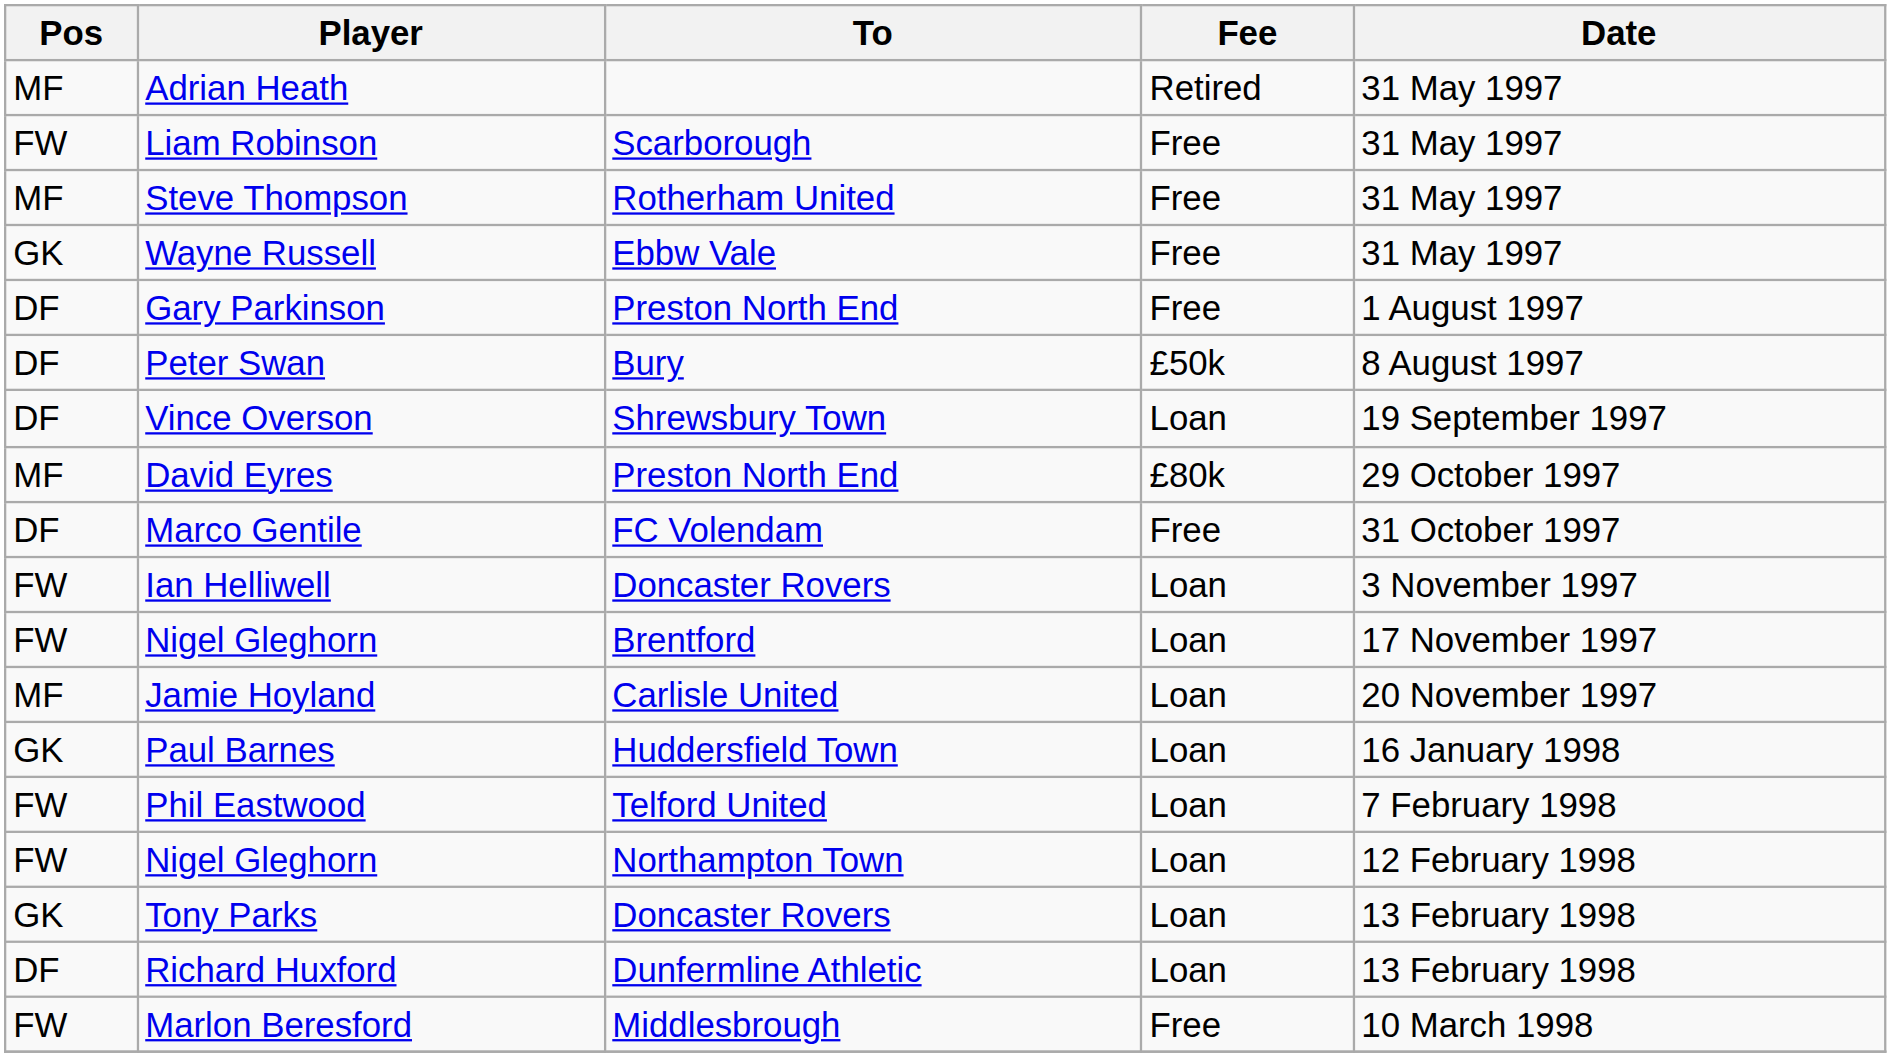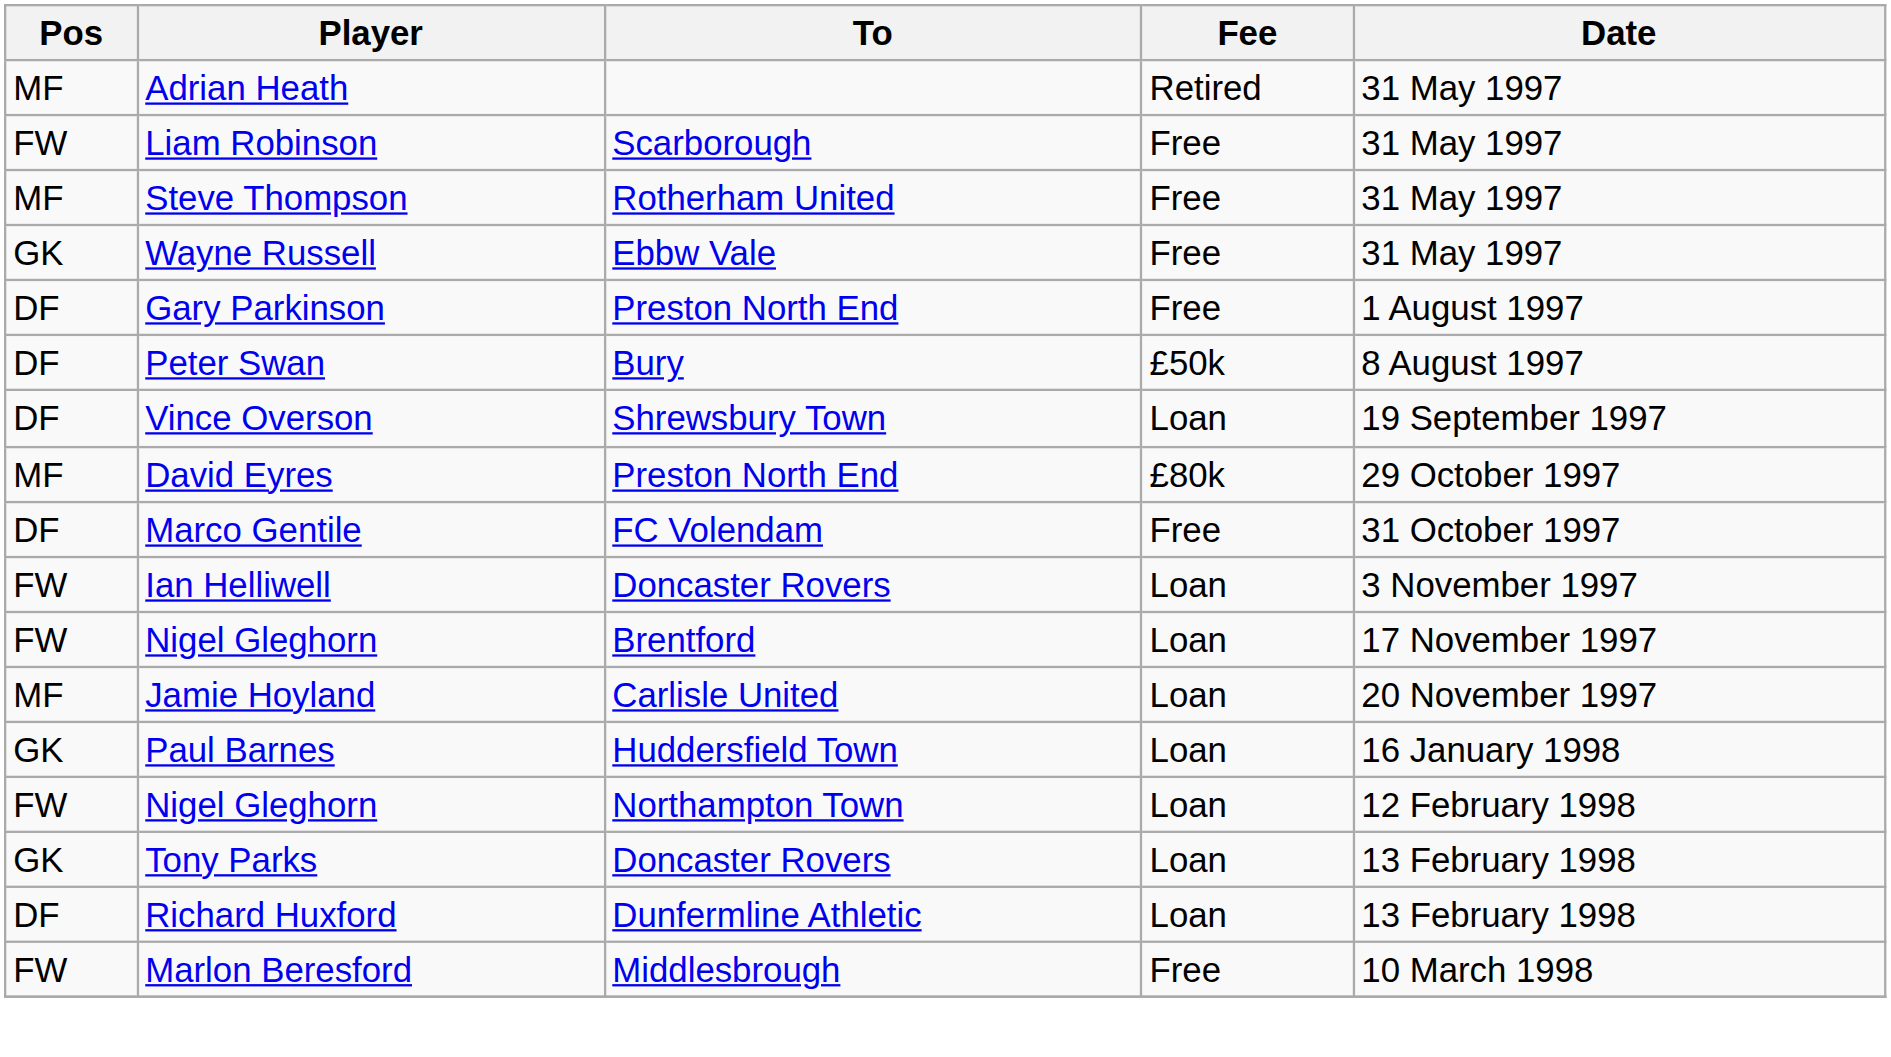- row: (255, 804)
